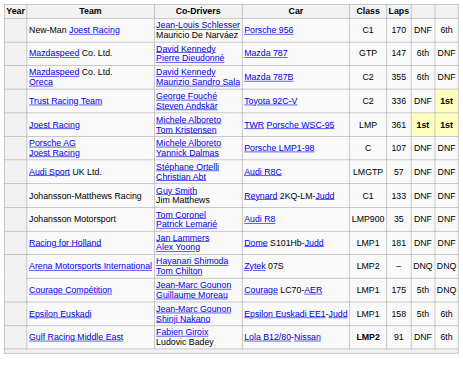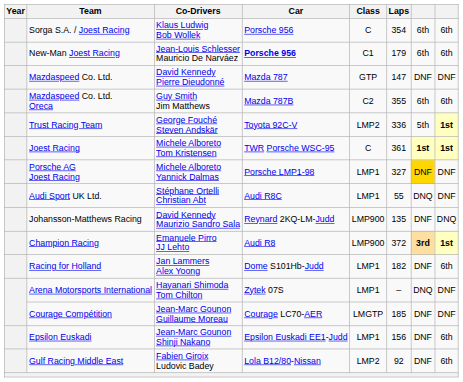+ row: (79, 30)
(269, 30) normal -> (270, 54) bold
(399, 30) 170 -> (399, 54) 179
(423, 30) DNF -> (423, 54) 6th
(423, 54) 6th -> (423, 78) DNF
(198, 78) David Kennedy Maurizio Sandro Sala -> (183, 101) Guy Smith Jim Matthews
(447, 78) DNF -> (447, 101) 6th
(368, 101) C2 -> (368, 125) LMP2
(423, 101) DNF -> (423, 125) 5th
(368, 125) LMP -> (368, 149) C
(368, 149) C -> (368, 172) LMP1
(399, 149) 107 -> (399, 172) 327
(423, 149) no background -> (423, 172) gold background
(368, 172) LMGTP -> (368, 196) LMP1
(399, 172) 57 -> (399, 196) 55
(423, 172) DNF -> (423, 196) DNQ
(183, 196) Guy Smith Jim Matthews -> (198, 219) David Kennedy Maurizio Sandro Sala
(368, 196) C1 -> (368, 219) LMP900
(399, 196) 133 -> (399, 219) 135
(447, 196) DNF -> (447, 219) DNQ
- row: (72, 219)
+ row: (64, 243)
(399, 243) 181 -> (399, 267) 182
(447, 243) DNF -> (447, 267) 6th
(368, 267) LMP2 -> (368, 290) LMP1
(447, 267) DNQ -> (447, 290) DNF
(368, 290) LMP1 -> (368, 314) LMGTP
(399, 290) 175 -> (399, 314) 185
(423, 290) 5th -> (423, 314) DNF
(447, 290) DNQ -> (447, 314) DNF
(399, 314) 158 -> (399, 338) 156
(423, 314) 5th -> (423, 338) DNF
(368, 338) bold -> (368, 361) normal
(399, 338) 91 -> (399, 361) 92
